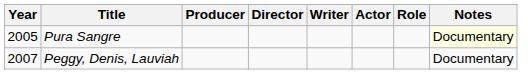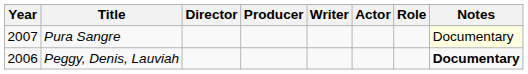columns swapped: (277, 15) <-> (215, 15)
(23, 36) 2005 -> (23, 36) 2007
(23, 58) 2007 -> (23, 58) 2006
(473, 58) normal -> (476, 58) bold
